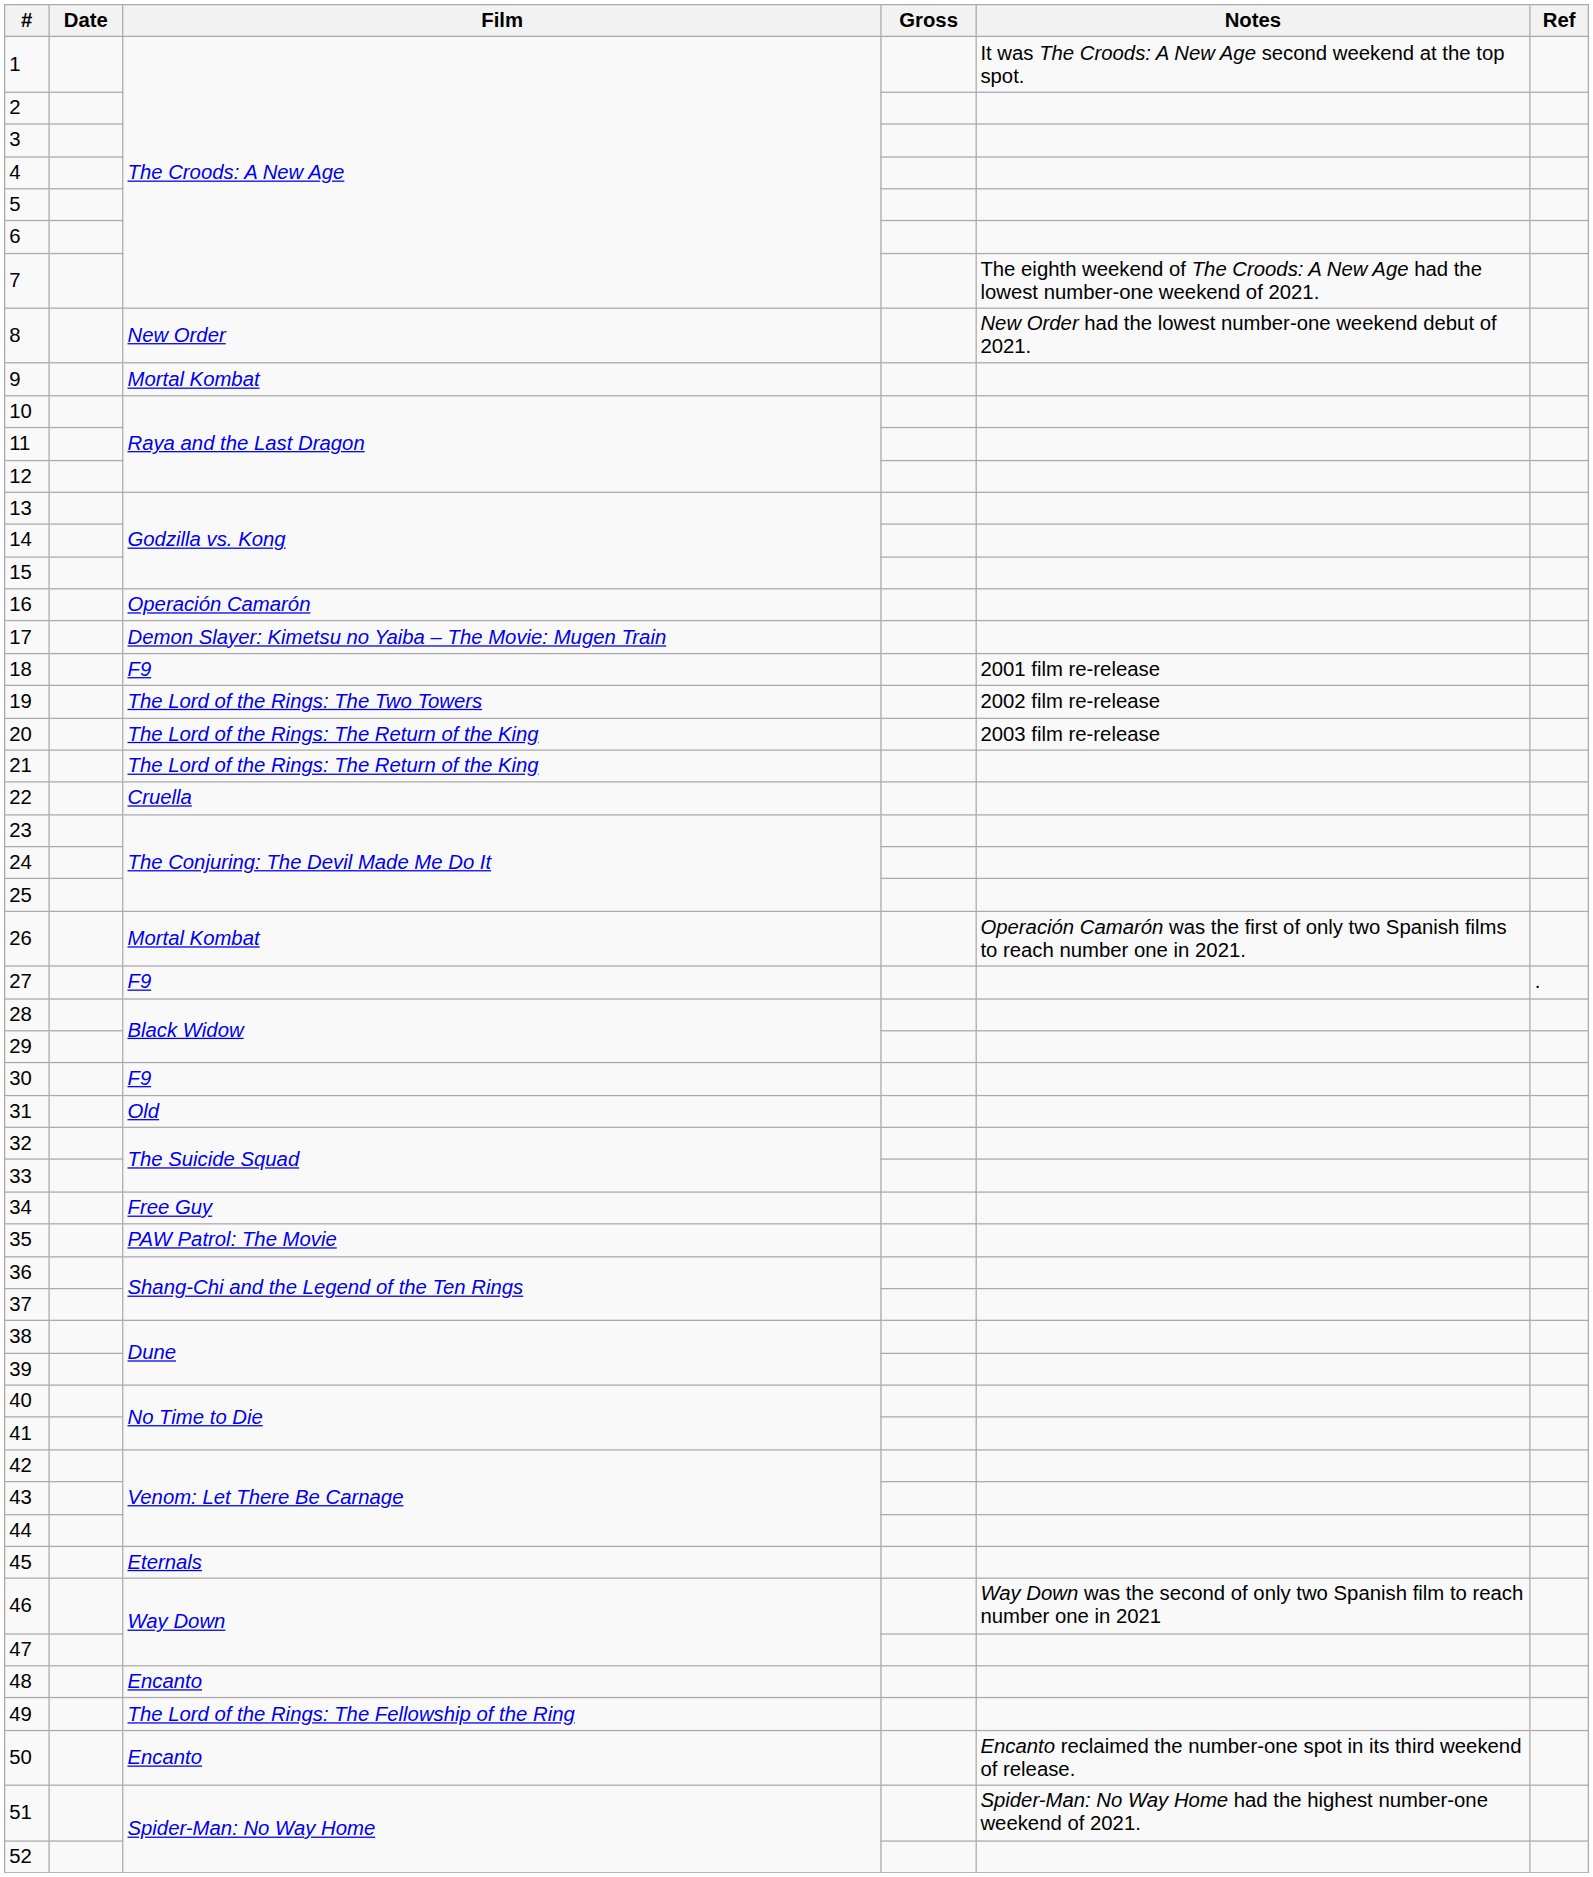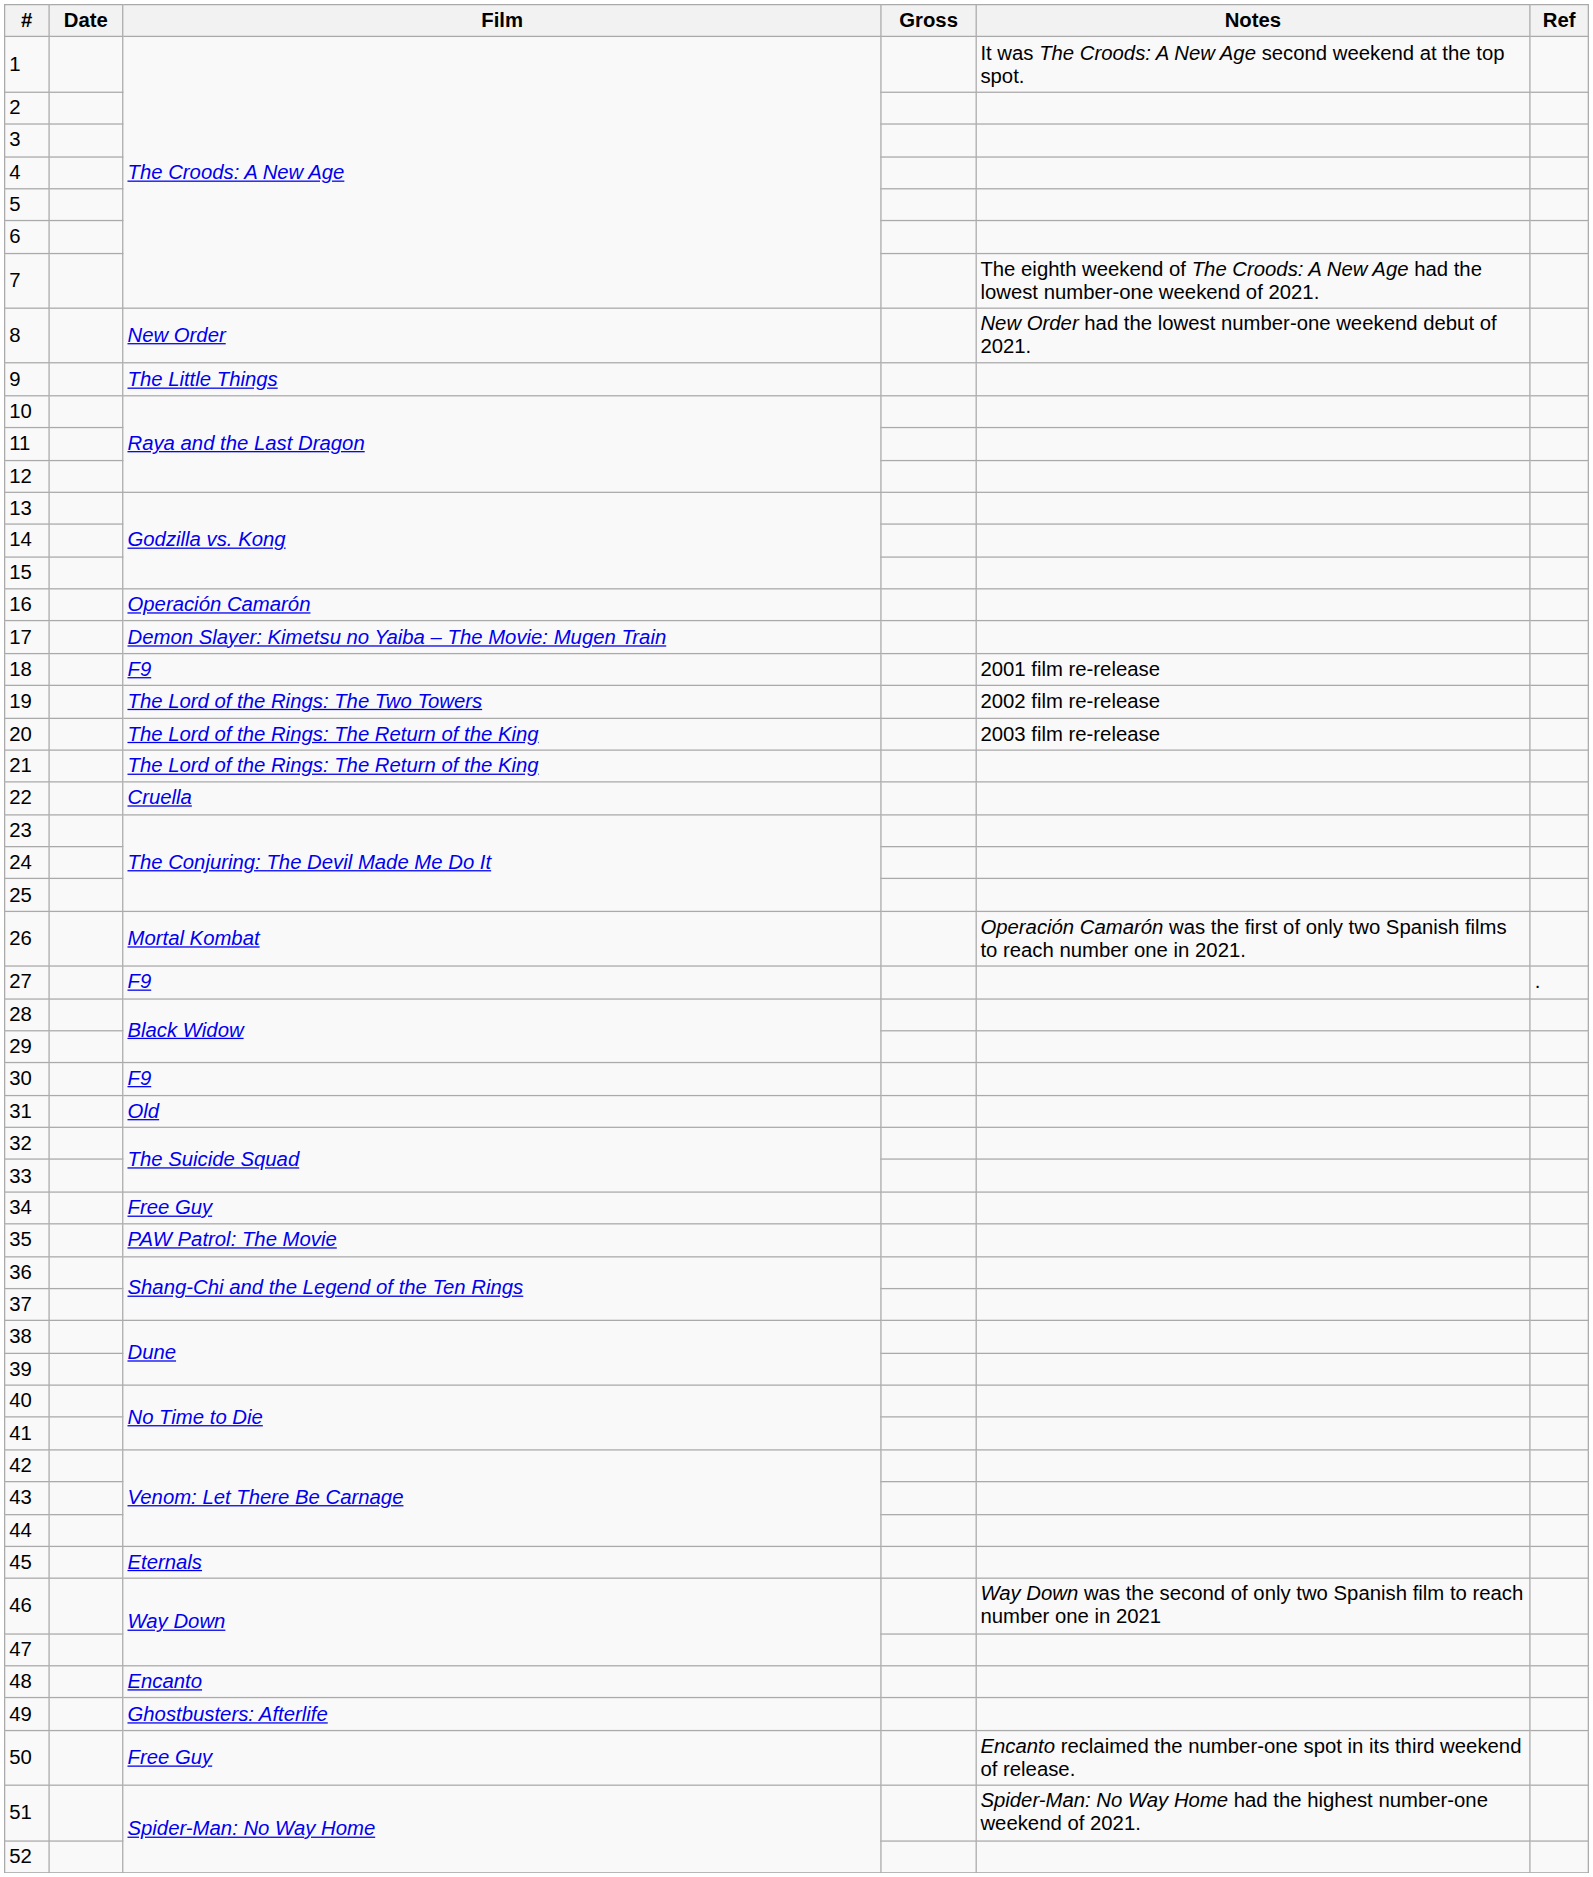(194, 379) Mortal Kombat -> (203, 379) The Little Things
(351, 1713) The Lord of the Rings: The Fellowship of the Ring -> (228, 1713) Ghostbusters: Afterlife
(165, 1757) Encanto -> (170, 1757) Free Guy
